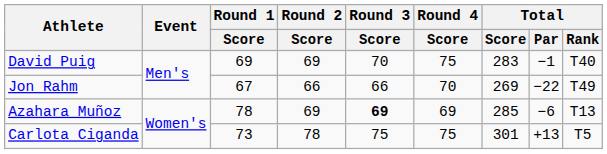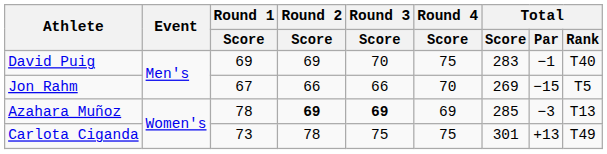(546, 87) −22 -> (546, 87) −15
(583, 87) T49 -> (583, 87) T5
(312, 111) normal -> (312, 111) bold
(546, 111) −6 -> (546, 111) −3
(583, 136) T5 -> (583, 136) T49
